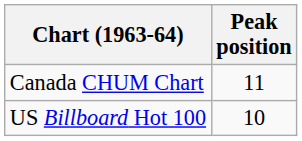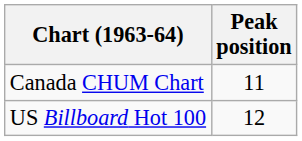(254, 117) 10 -> (254, 117) 12
